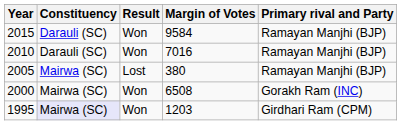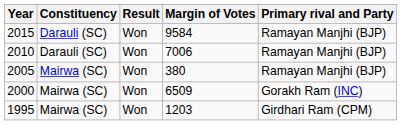(179, 52) 7016 -> (179, 52) 7006
(134, 71) Lost -> (135, 71) Won
(179, 91) 6508 -> (179, 91) 6509
(74, 110) lavender background -> (74, 110) no background
